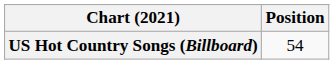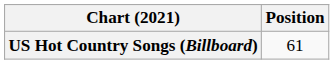(295, 45) 54 -> (295, 45) 61
